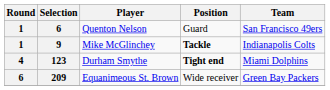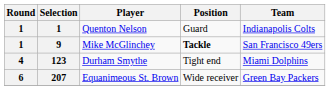(59, 29) 6 -> (59, 29) 1
(283, 29) San Francisco 49ers -> (279, 29) Indianapolis Colts
(279, 45) Indianapolis Colts -> (283, 45) San Francisco 49ers
(203, 61) bold -> (202, 61) normal
(59, 77) 209 -> (59, 77) 207
